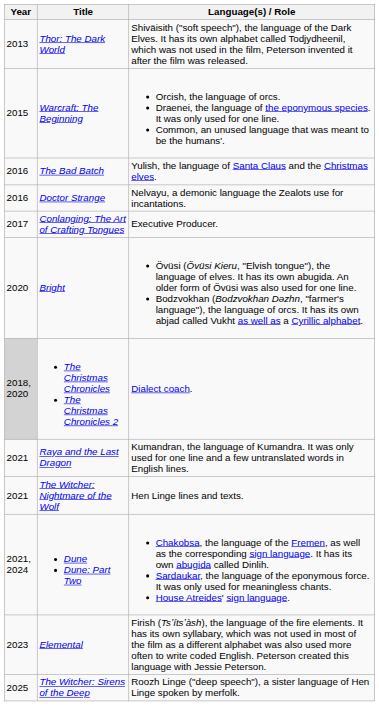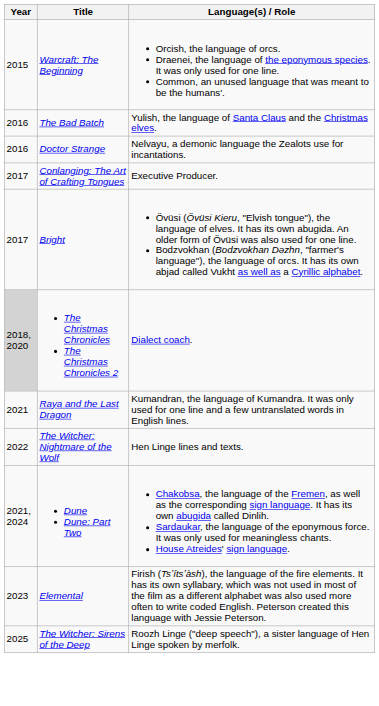- row: (72, 44)
(17, 288) 2020 -> (17, 239) 2017
(17, 495) 2021 -> (17, 447) 2022
